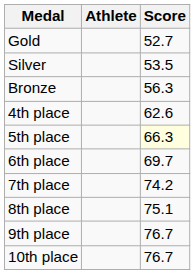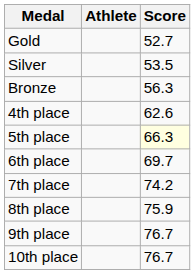(158, 209) 75.1 -> (158, 209) 75.9
